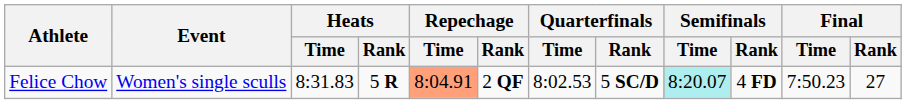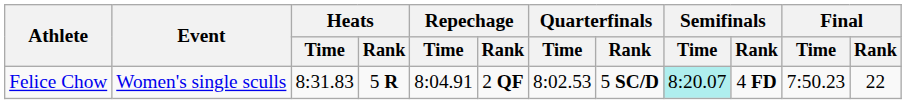(443, 82) lightsalmon background -> (443, 82) no background
(875, 82) 27 -> (875, 82) 22
